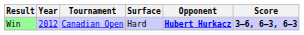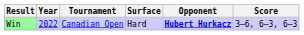(48, 24) 2012 -> (48, 24) 2022
(266, 24) bold -> (266, 24) normal
